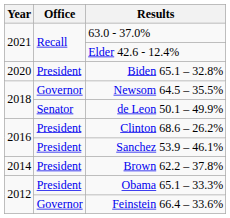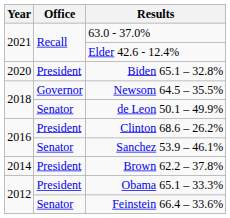(59, 147) President -> (55, 147) Senator
(60, 204) Governor -> (55, 204) Senator
